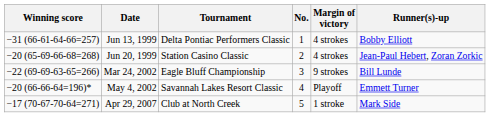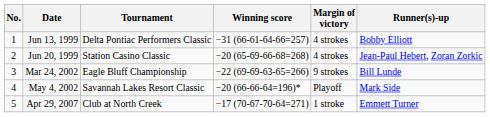columns swapped: (301, 18) <-> (53, 18)
(389, 88) Emmett Turner -> (380, 88) Mark Side
(380, 104) Mark Side -> (389, 104) Emmett Turner
